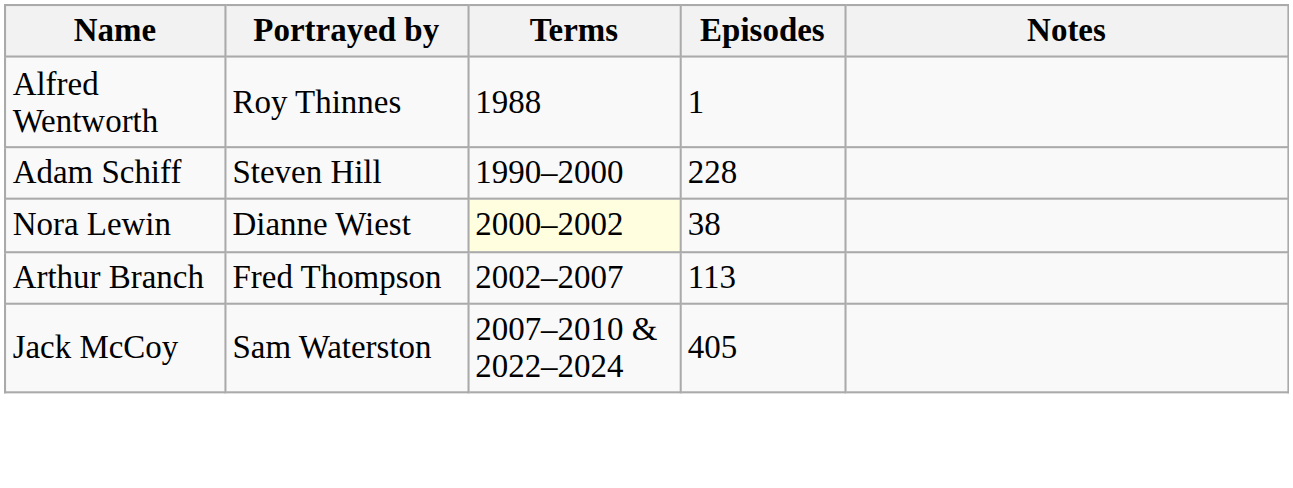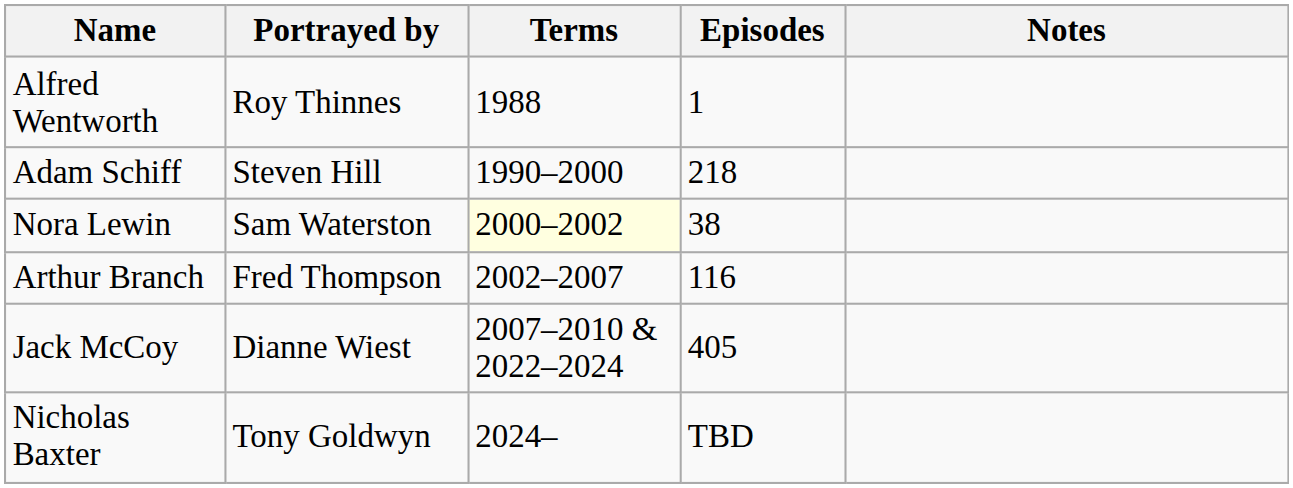(713, 172) 228 -> (713, 172) 218
(322, 224) Dianne Wiest -> (332, 224) Sam Waterston
(712, 276) 113 -> (712, 276) 116
(332, 347) Sam Waterston -> (322, 347) Dianne Wiest
+ row: (71, 436)
